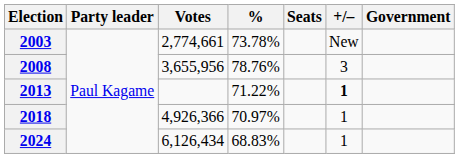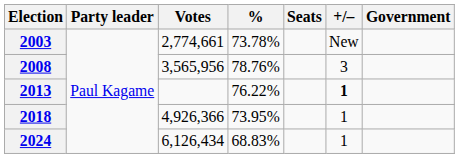(193, 66) 3,655,956 -> (193, 66) 3,565,956
(256, 91) 71.22% -> (256, 91) 76.22%
(256, 116) 70.97% -> (256, 116) 73.95%
